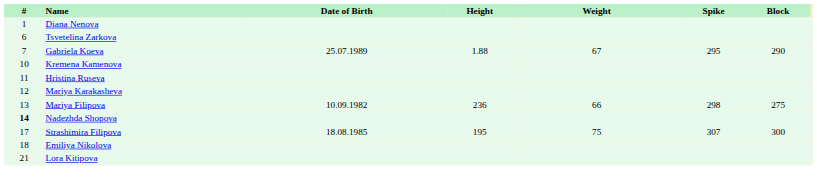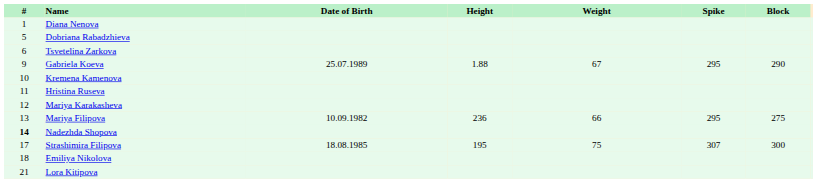+ row: (88, 37)
(24, 51) 7 -> (24, 64) 9
(714, 104) 298 -> (714, 118) 295
